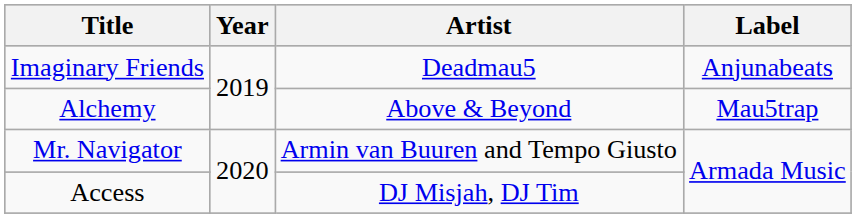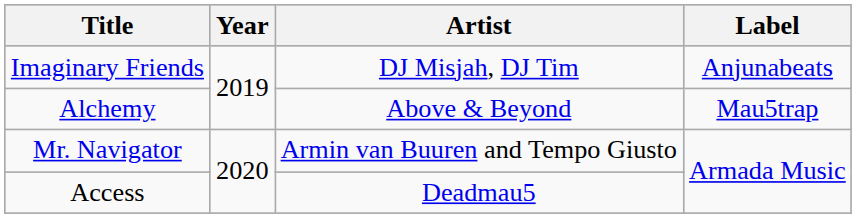(479, 66) Deadmau5 -> (479, 66) DJ Misjah, DJ Tim
(479, 191) DJ Misjah, DJ Tim -> (479, 191) Deadmau5
